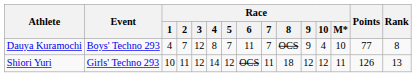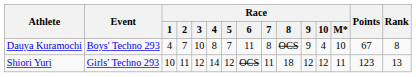(199, 47) 12 -> (199, 47) 10
(269, 47) 7 -> (269, 47) 8
(366, 47) 77 -> (366, 47) 67
(366, 63) 126 -> (366, 63) 123
